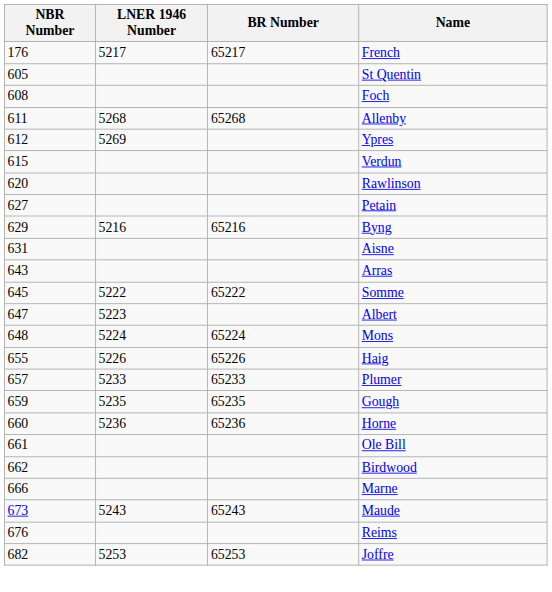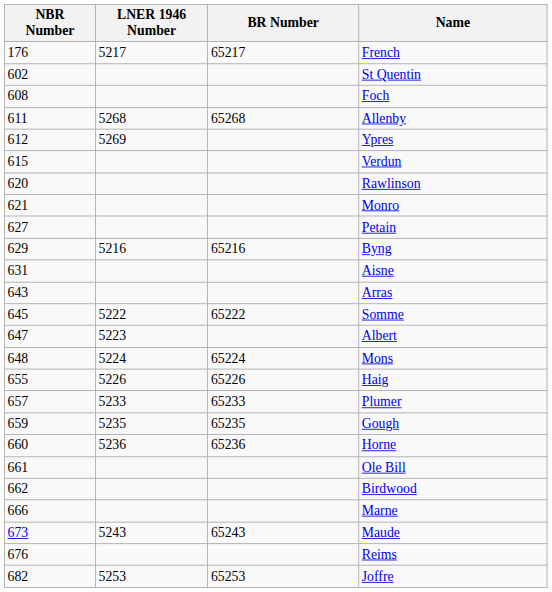(18, 74) 605 -> (18, 74) 602
+ row: (380, 205)
